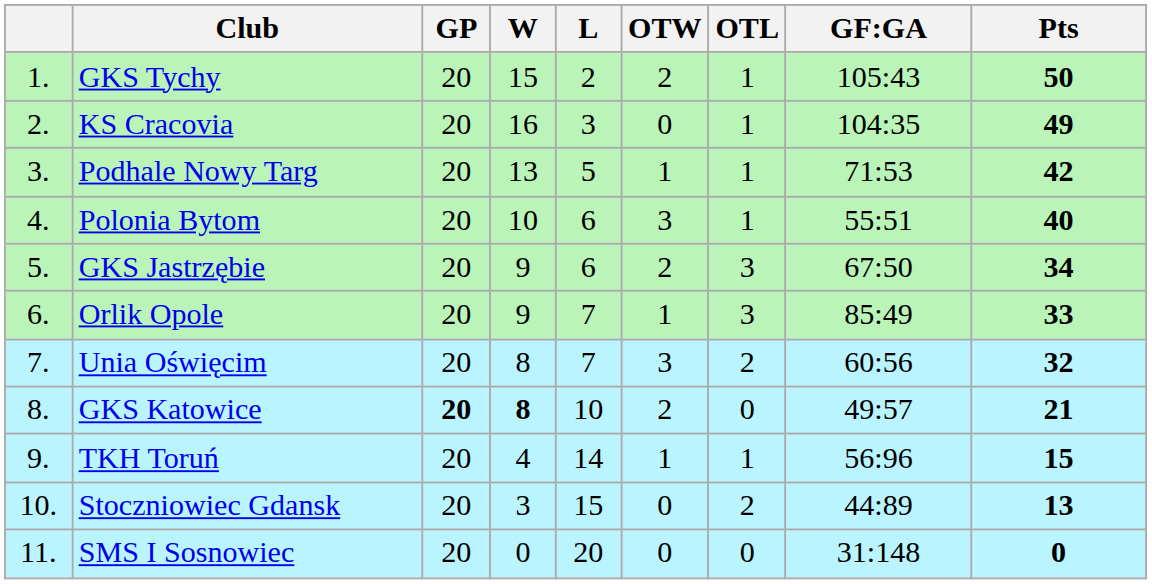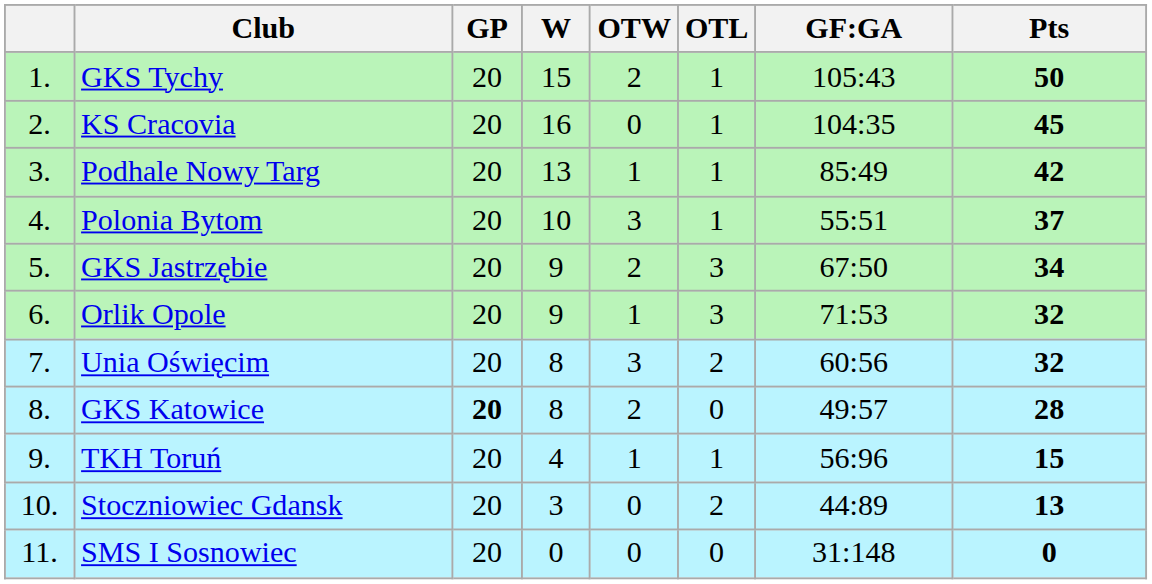- column: (588, 28)
(1059, 123) 49 -> (1049, 123) 45
(879, 171) 71:53 -> (854, 171) 85:49
(1059, 219) 40 -> (1049, 219) 37
(879, 314) 85:49 -> (854, 314) 71:53
(1059, 314) 33 -> (1049, 314) 32
(523, 409) bold -> (556, 409) normal
(1059, 409) 21 -> (1049, 409) 28
